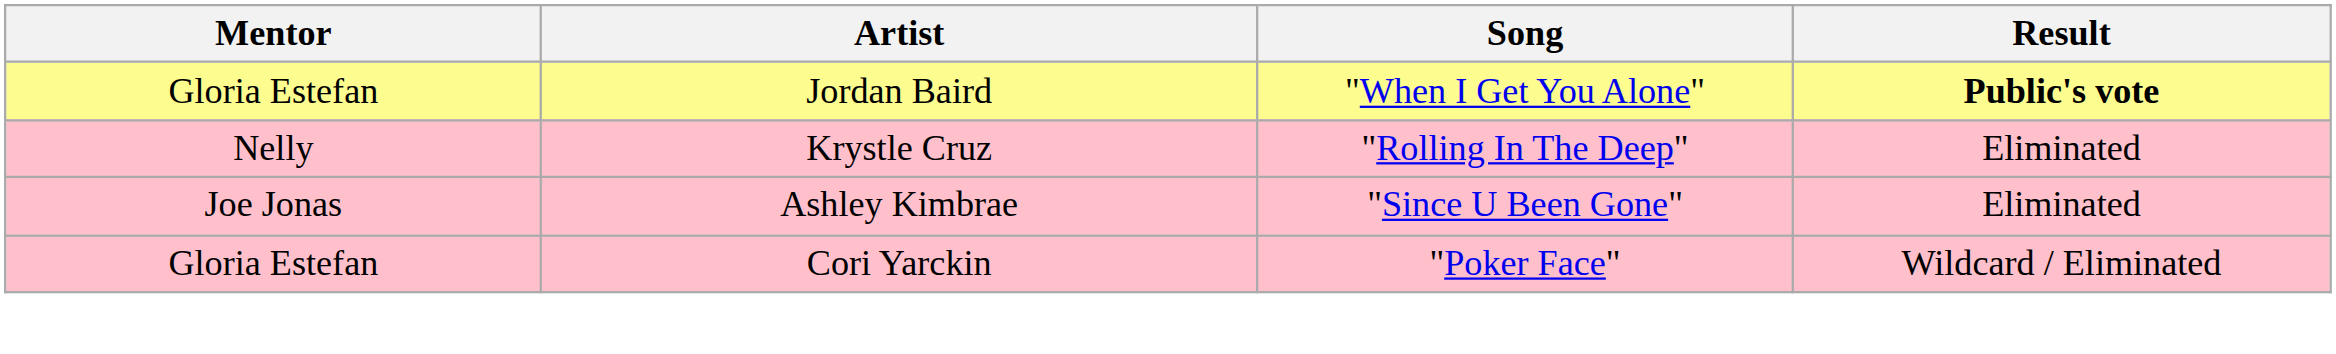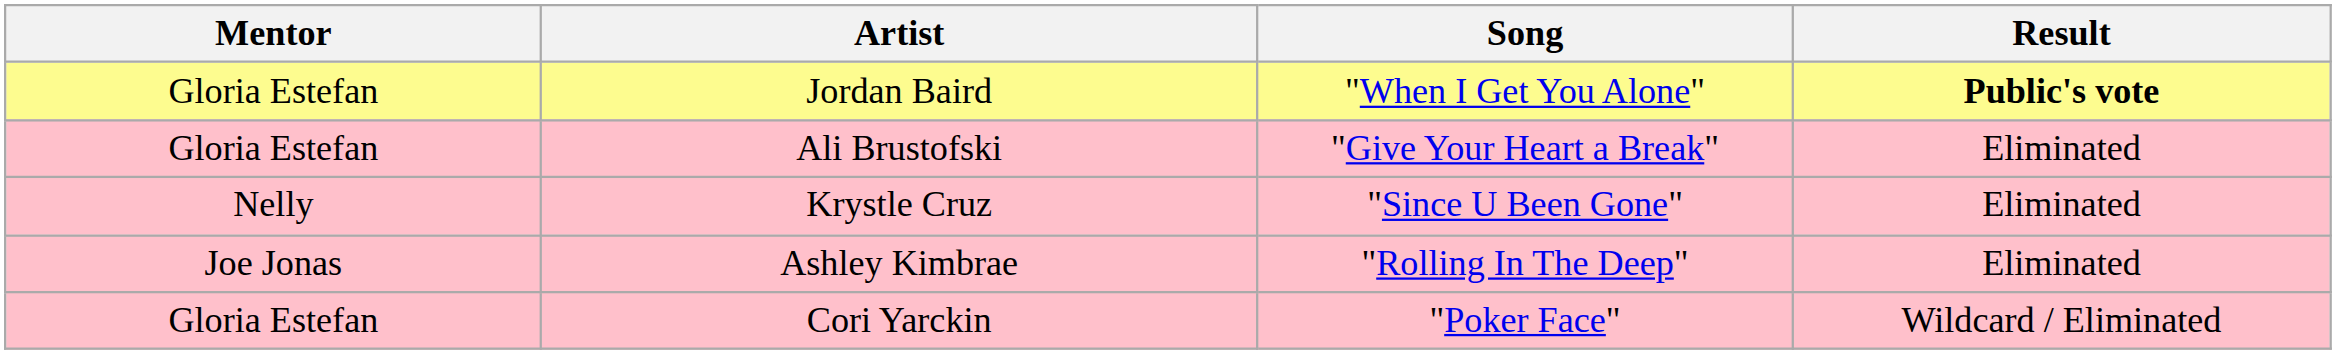+ row: (899, 147)
(1525, 147) "Rolling In The Deep" -> (1525, 205) "Since U Been Gone"
(1525, 205) "Since U Been Gone" -> (1525, 262) "Rolling In The Deep"
